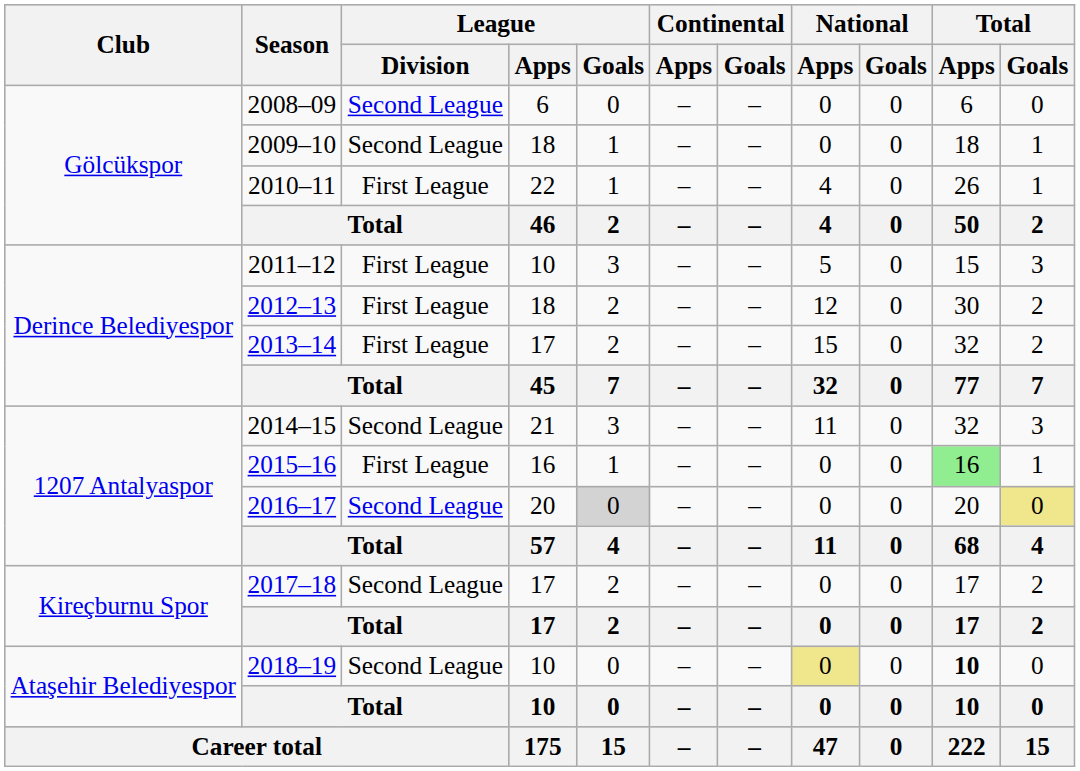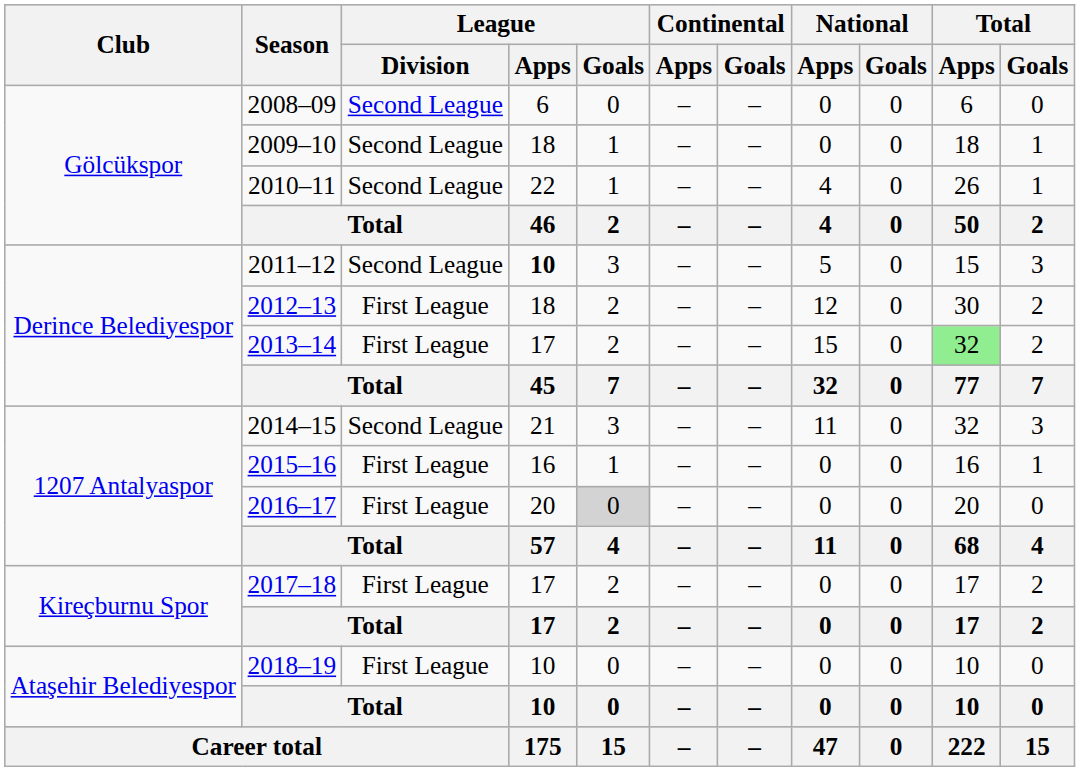(425, 184) First League -> (425, 184) Second League
(425, 265) First League -> (425, 265) Second League
(543, 265) normal -> (543, 265) bold
(967, 345) no background -> (967, 345) lightgreen background
(967, 465) lightgreen background -> (967, 465) no background
(425, 505) Second League -> (425, 505) First League
(1037, 505) khaki background -> (1037, 505) no background
(425, 585) Second League -> (425, 585) First League
(425, 666) Second League -> (425, 666) First League
(825, 666) khaki background -> (825, 666) no background
(967, 666) bold -> (967, 666) normal
